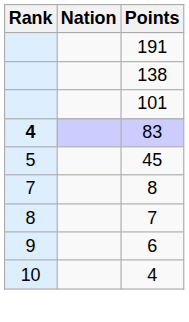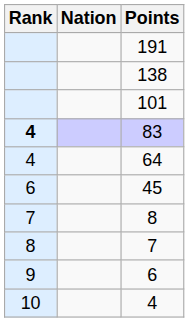+ row: (152, 160)
(31, 160) 5 -> (31, 189) 6
